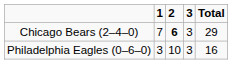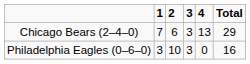+ column: (201, 13)
(175, 31) bold -> (175, 31) normal
